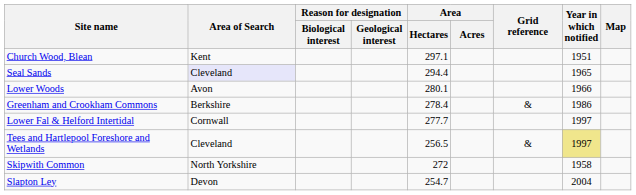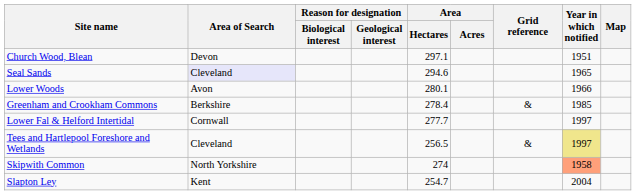(201, 56) Kent -> (204, 56) Devon
(437, 72) 294.4 -> (437, 72) 294.6
(581, 105) 1986 -> (581, 105) 1985
(440, 165) 272 -> (440, 165) 274
(581, 165) no background -> (581, 165) lightsalmon background
(204, 181) Devon -> (201, 181) Kent
